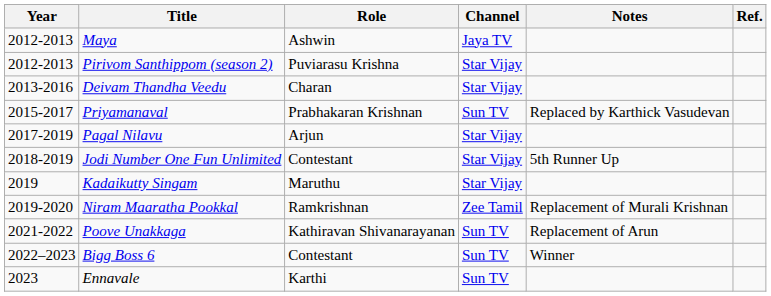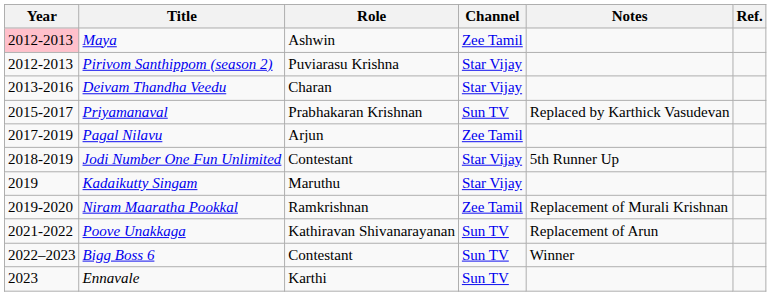(41, 40) no background -> (41, 40) pink background
(487, 40) Jaya TV -> (492, 40) Zee Tamil
(492, 135) Star Vijay -> (492, 135) Zee Tamil
